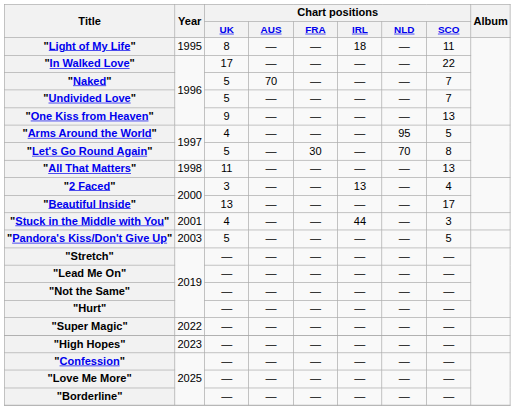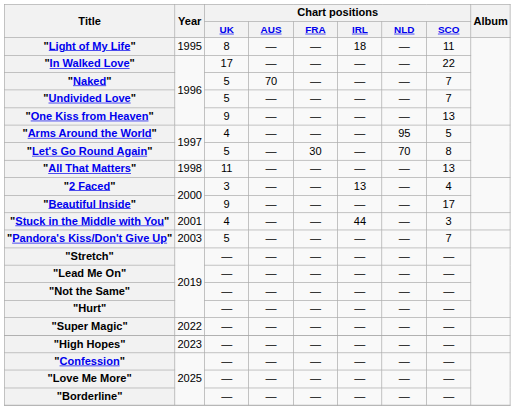(227, 204) 13 -> (227, 204) 9
(449, 239) 5 -> (449, 239) 7
